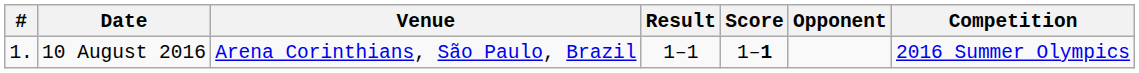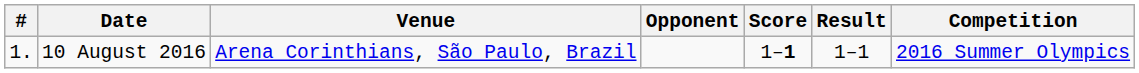columns swapped: (840, 21) <-> (681, 21)
